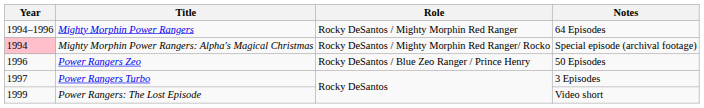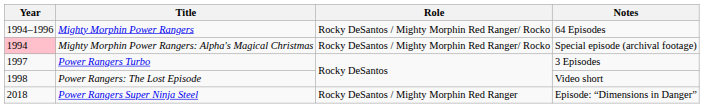(418, 29) Rocky DeSantos / Mighty Morphin Red Ranger -> (434, 29) Rocky DeSantos / Mighty Morphin Red Ranger/ Rocko
- row: (100, 62)
(17, 95) 1999 -> (17, 78) 1998
+ row: (128, 95)
